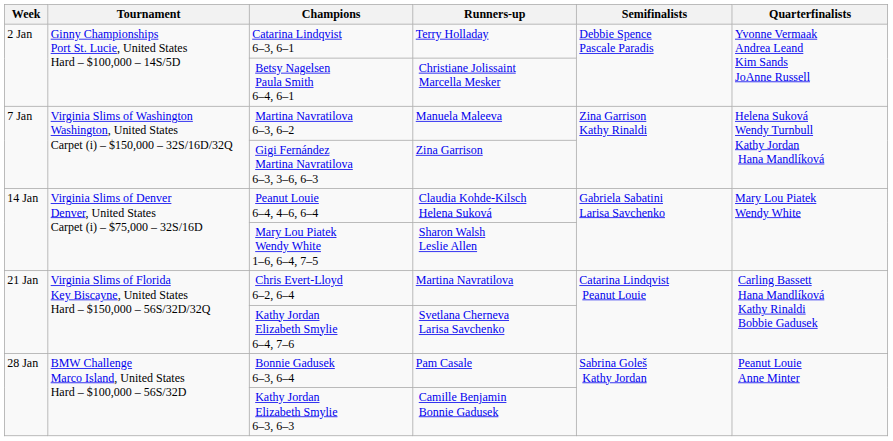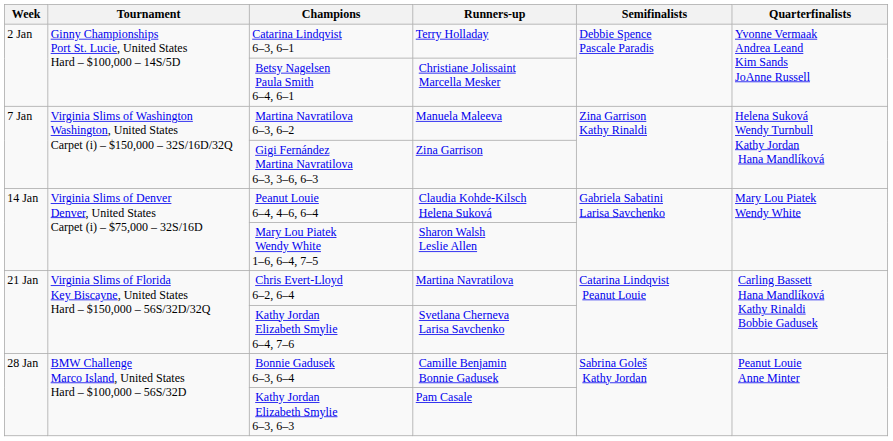(444, 363) Pam Casale -> (461, 370) Camille Benjamin Bonnie Gadusek
(461, 404) Camille Benjamin Bonnie Gadusek -> (444, 397) Pam Casale
